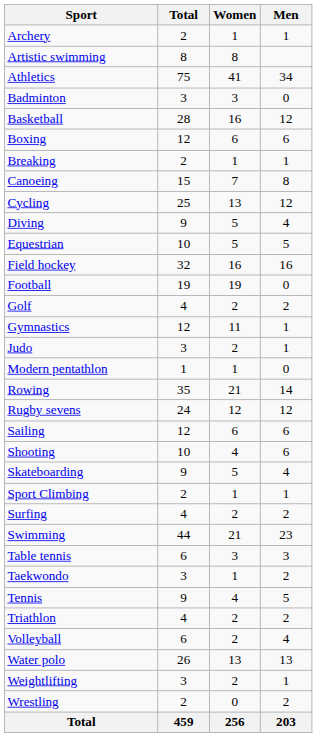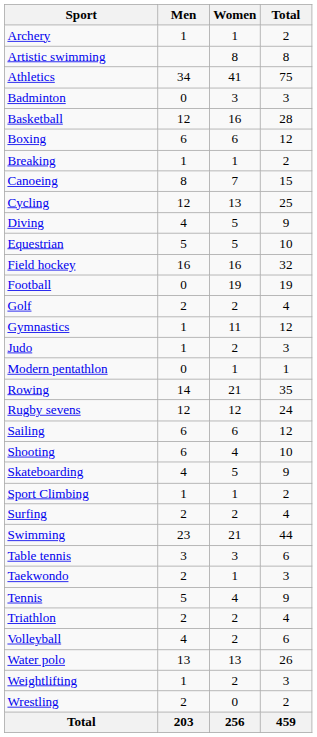columns swapped: (286, 14) <-> (184, 14)
